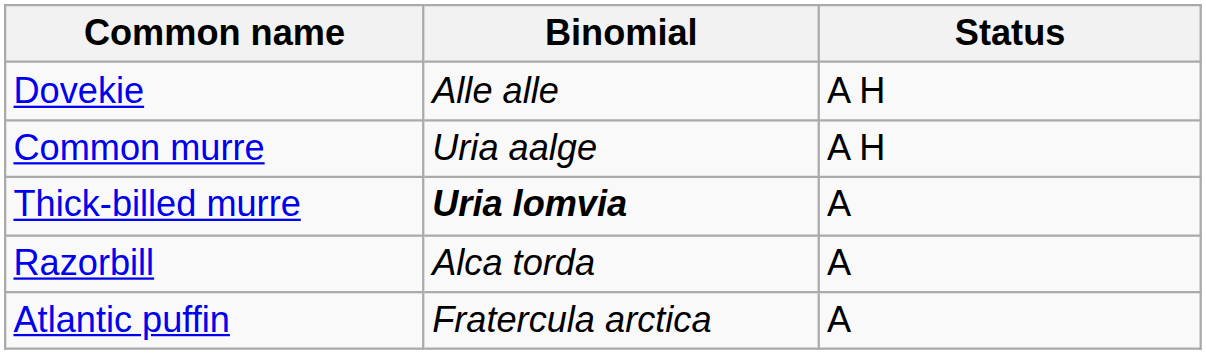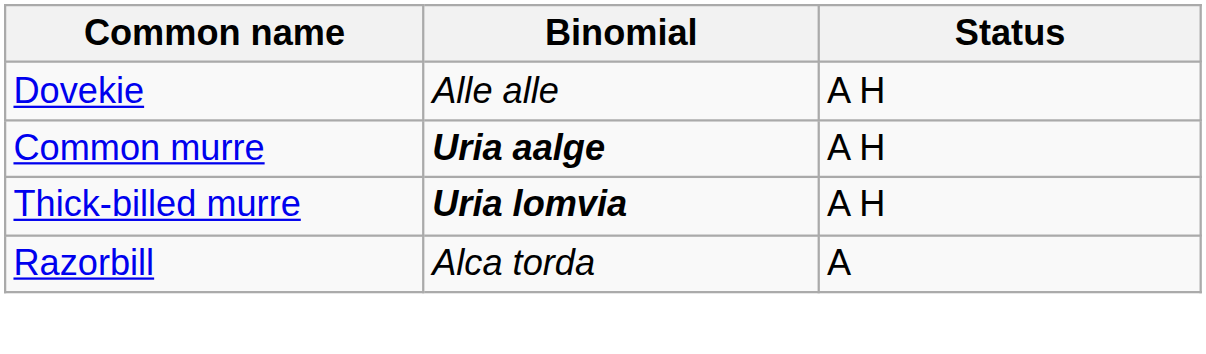(515, 147) normal -> (519, 147) bold
(839, 205) A -> (856, 205) A H
- row: (122, 319)
